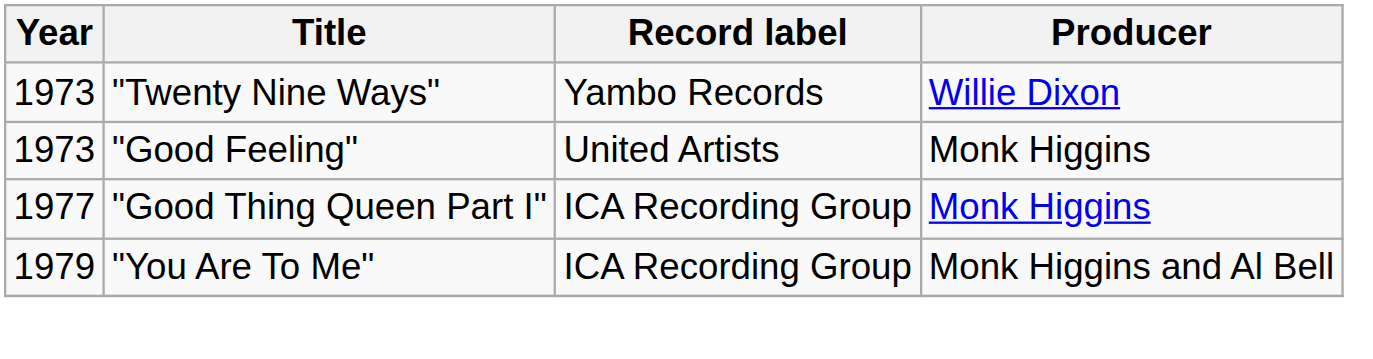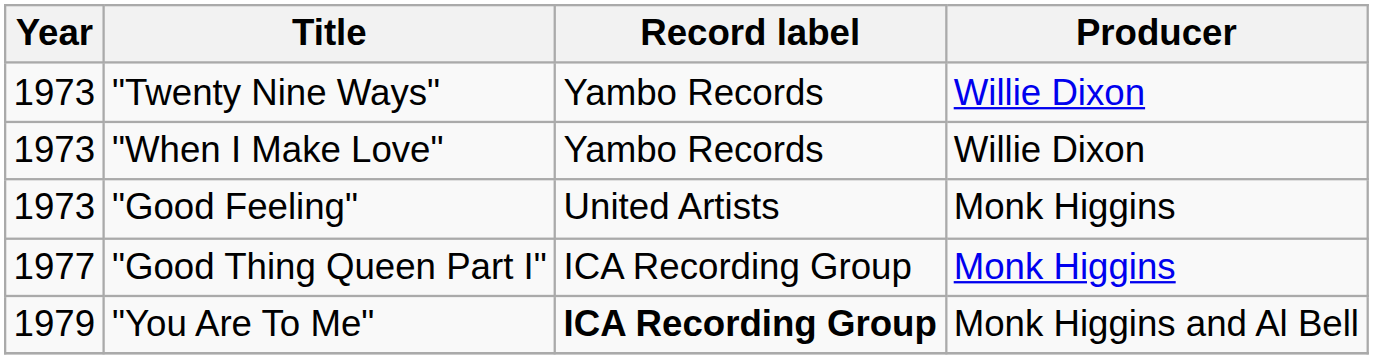+ row: (278, 149)
(738, 265) normal -> (750, 324) bold
